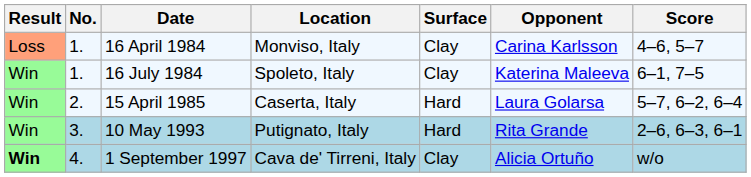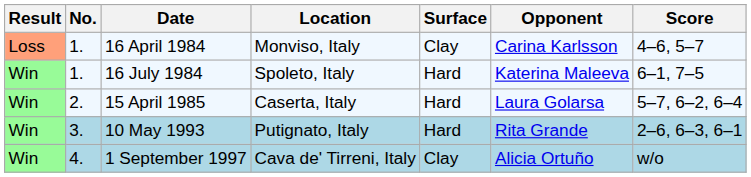(441, 73) Clay -> (442, 73) Hard
(24, 157) bold -> (23, 157) normal
